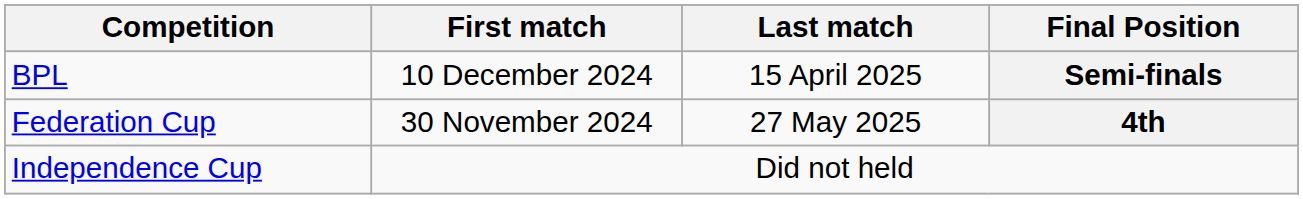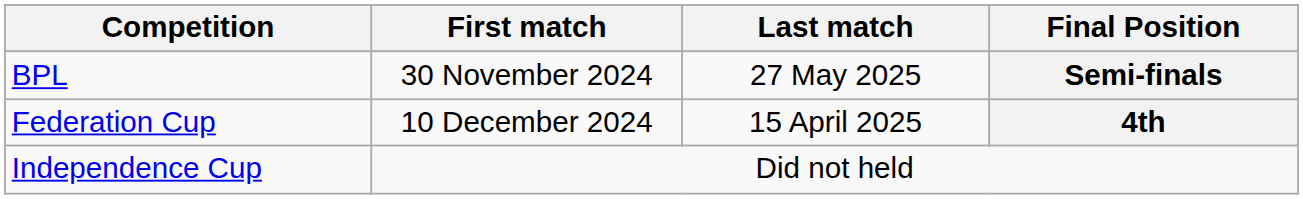(527, 74) 10 December 2024 -> (527, 74) 30 November 2024
(836, 74) 15 April 2025 -> (836, 74) 27 May 2025
(527, 121) 30 November 2024 -> (527, 121) 10 December 2024
(836, 121) 27 May 2025 -> (836, 121) 15 April 2025
